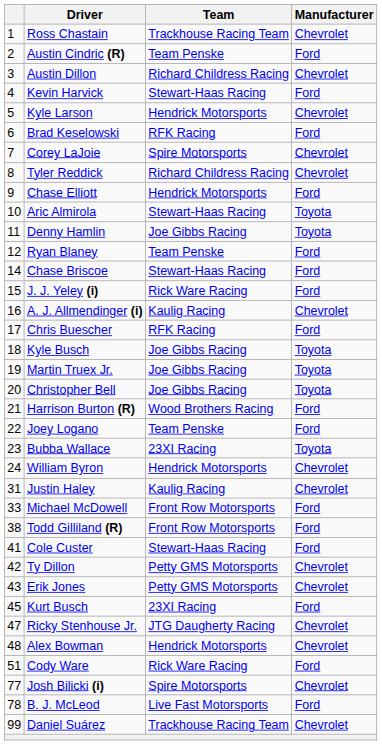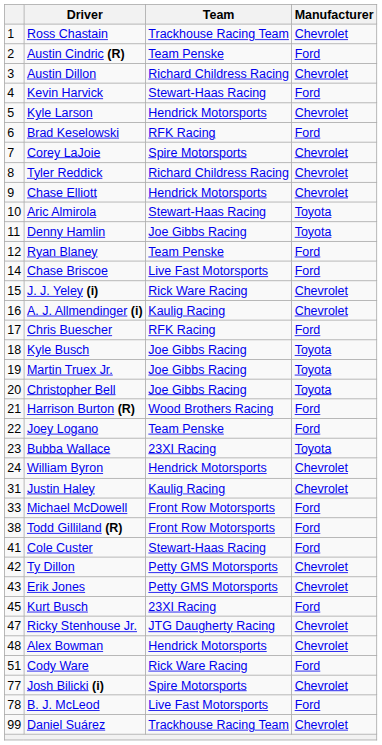(307, 192) Ford -> (321, 192) Chevrolet
(207, 271) Stewart-Haas Racing -> (208, 271) Live Fast Motorsports
(307, 291) Ford -> (321, 291) Chevrolet
